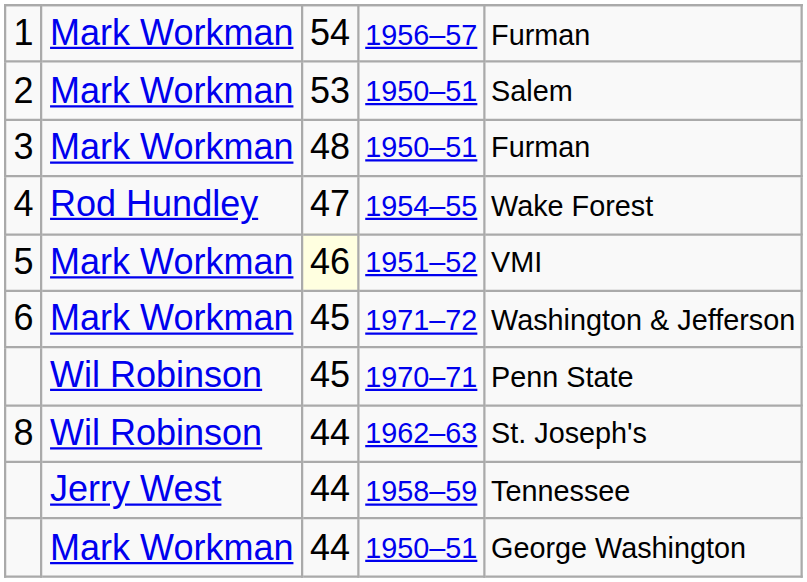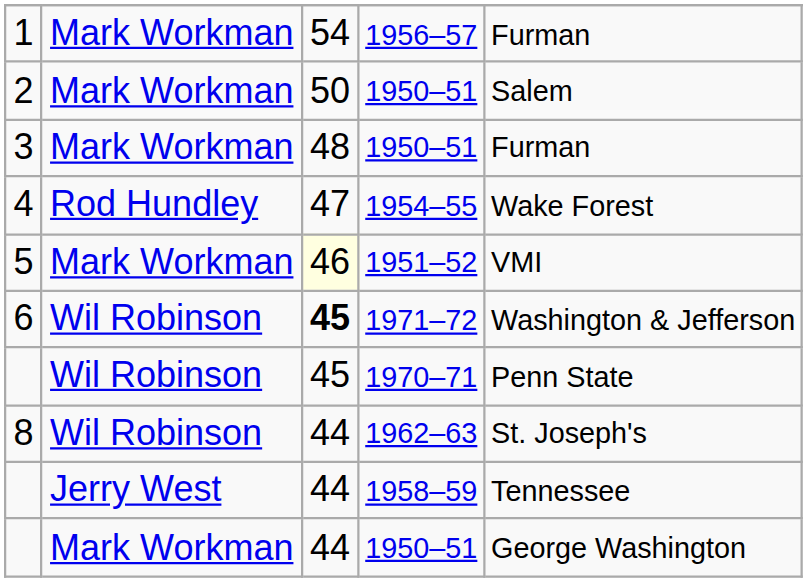(330, 90) 53 -> (330, 90) 50
(172, 318) Mark Workman -> (156, 318) Wil Robinson
(330, 318) normal -> (330, 318) bold
